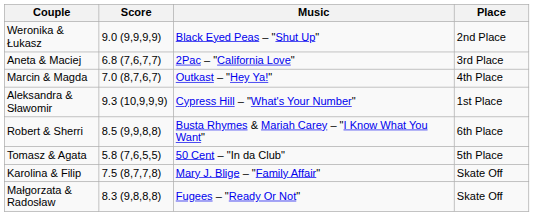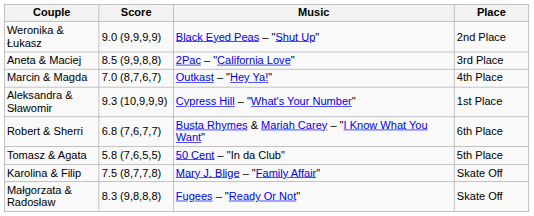(131, 60) 6.8 (7,6,7,7) -> (131, 60) 8.5 (9,9,8,8)
(131, 131) 8.5 (9,9,8,8) -> (131, 131) 6.8 (7,6,7,7)
